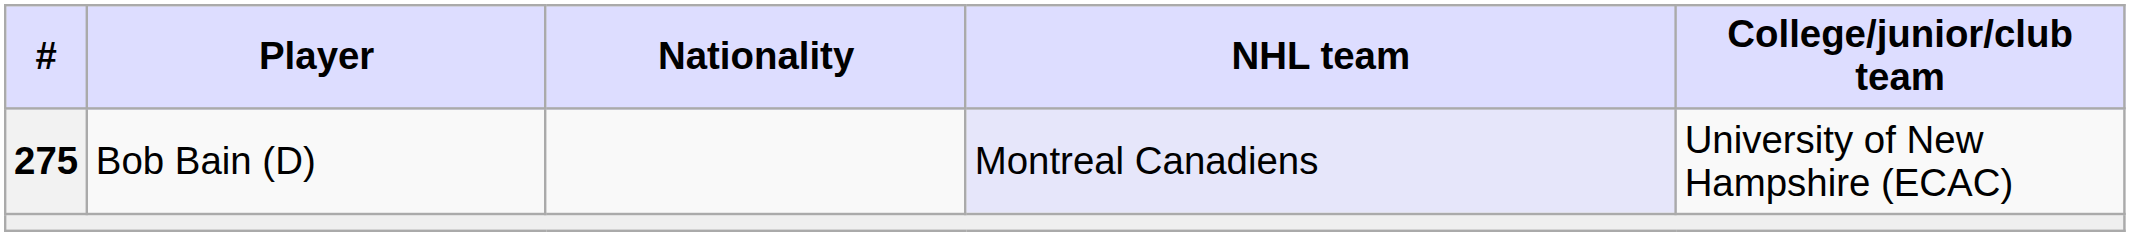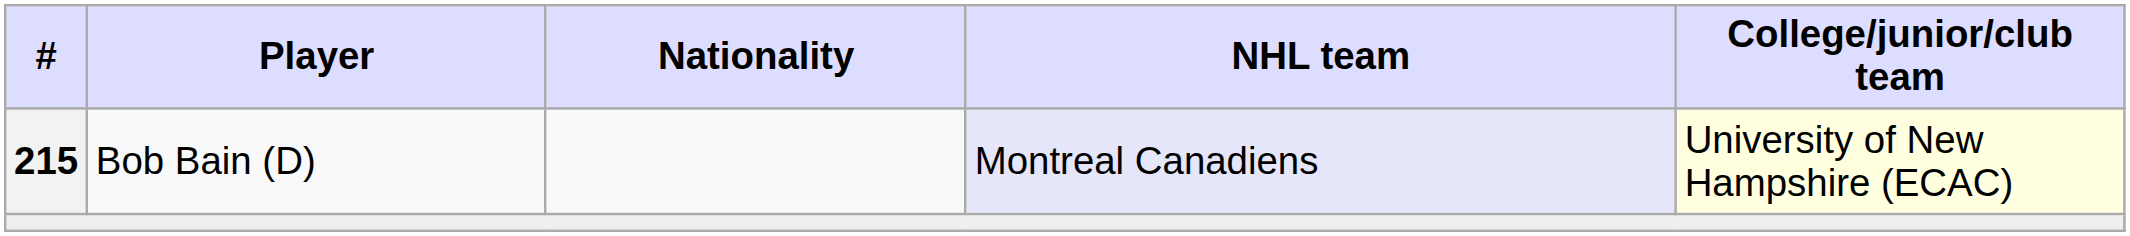(46, 160) 275 -> (46, 160) 215
(1849, 160) no background -> (1849, 160) lightyellow background
